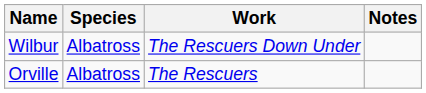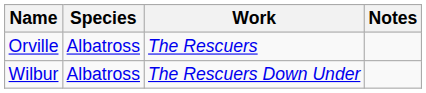rows swapped: (34, 74) <-> (34, 46)
